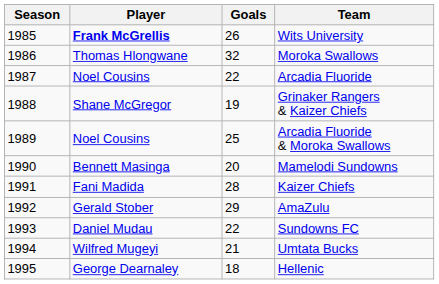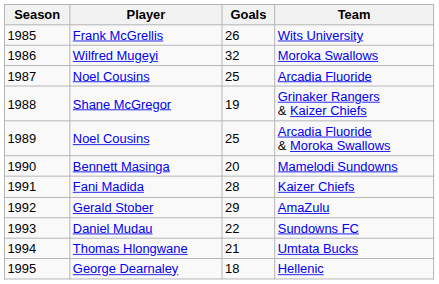(121, 35) bold -> (118, 35) normal
(130, 56) Thomas Hlongwane -> (116, 56) Wilfred Mugeyi
(232, 76) 22 -> (232, 76) 25
(116, 248) Wilfred Mugeyi -> (130, 248) Thomas Hlongwane
